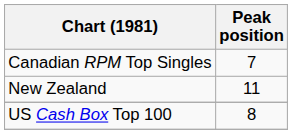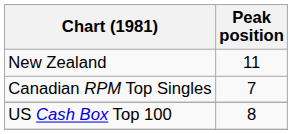rows swapped: (110, 62) <-> (57, 89)
